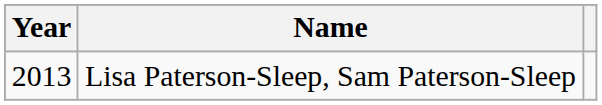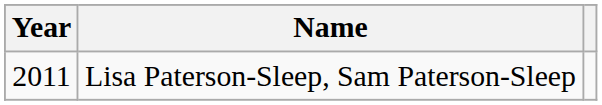(42, 75) 2013 -> (42, 75) 2011
